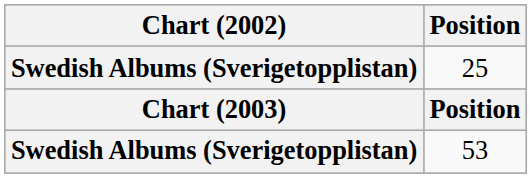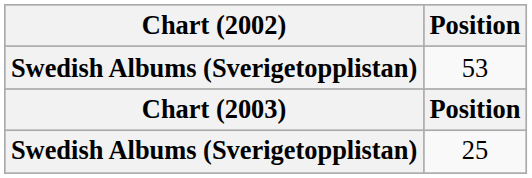rows swapped: (475, 151) <-> (475, 67)
